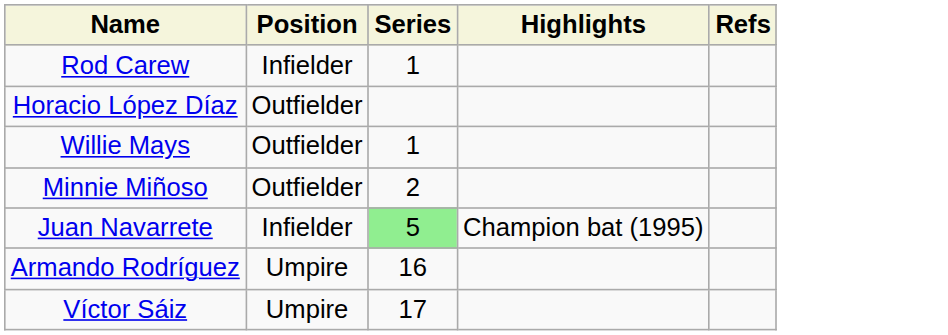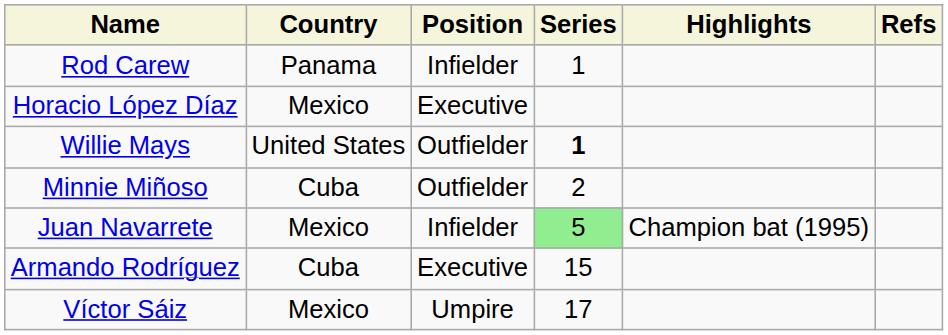+ column: (328, 24)
(307, 106) Outfielder -> (473, 106) Executive
(413, 146) normal -> (578, 146) bold
(307, 268) Umpire -> (473, 268) Executive
(413, 268) 16 -> (578, 268) 15
